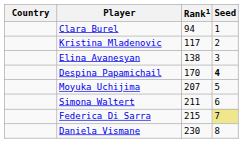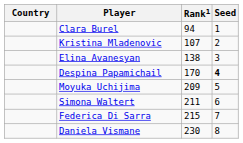(192, 43) 117 -> (192, 43) 107
(192, 87) 207 -> (192, 87) 209
(217, 116) khaki background -> (217, 116) no background
